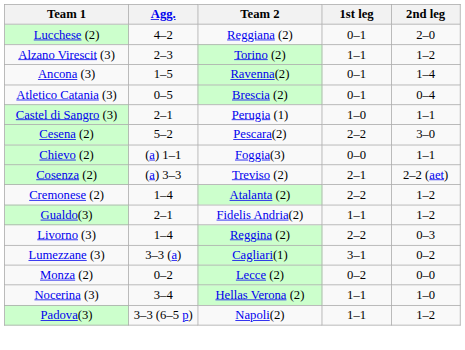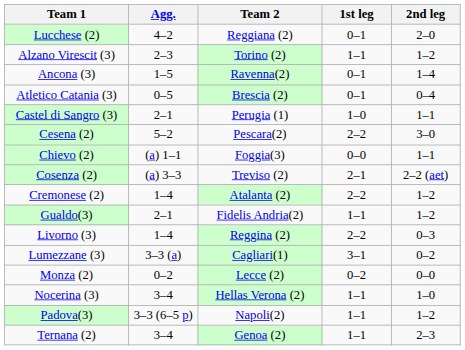+ row: (67, 335)
